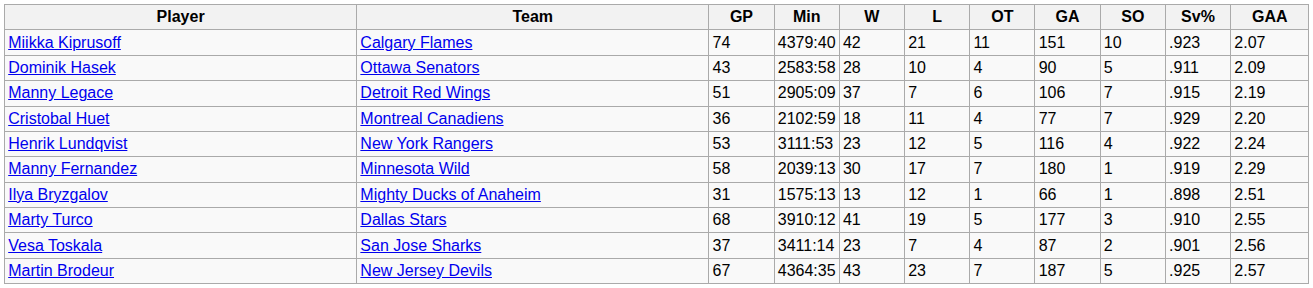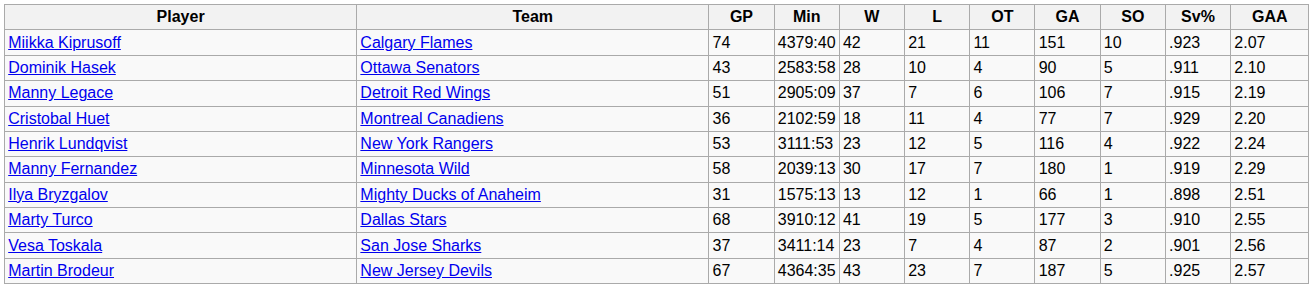(1250, 67) 2.09 -> (1250, 67) 2.10
